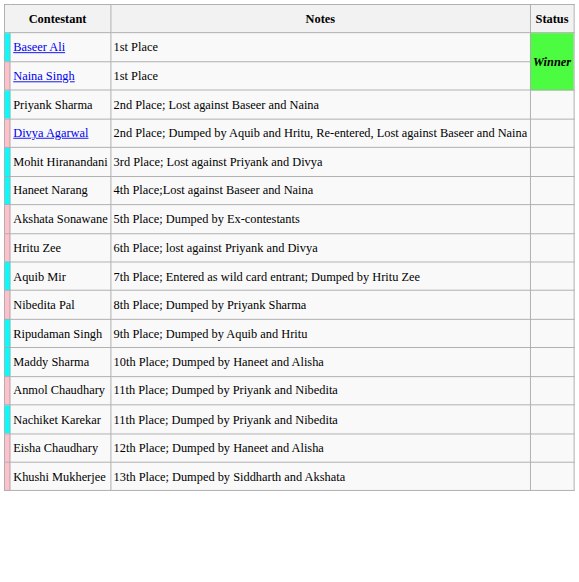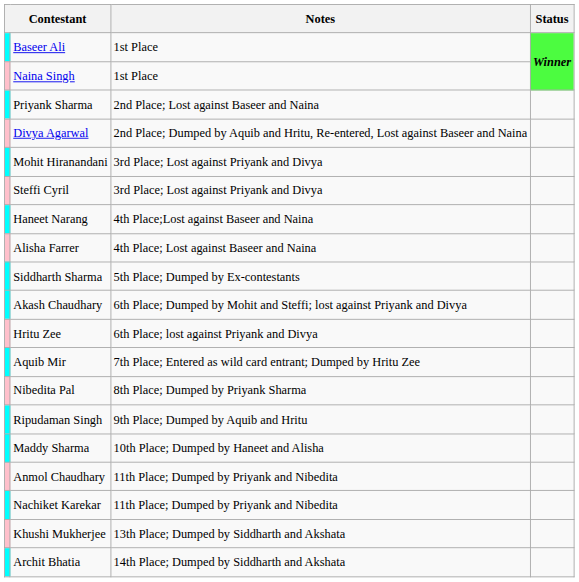+ row: (41, 190)
+ row: (46, 247)
+ row: (58, 276)
- row: (60, 219)
+ row: (58, 304)
- row: (56, 447)
+ row: (47, 562)
